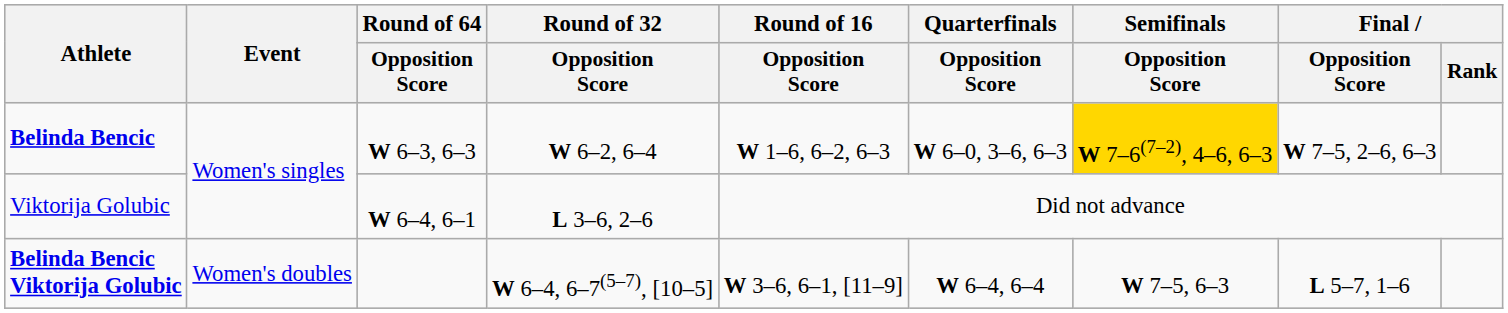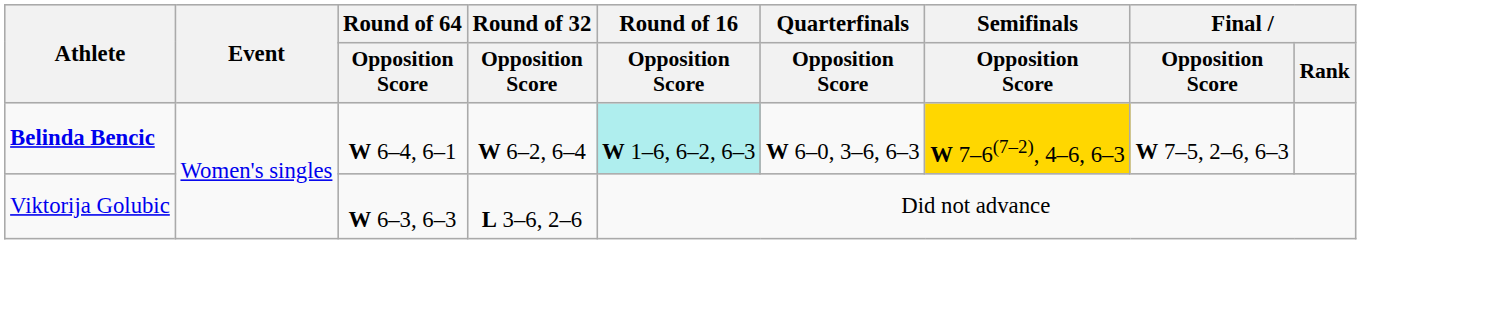(422, 151) W 6–3, 6–3 -> (402, 151) W 6–4, 6–1
(813, 151) no background -> (679, 151) paleturquoise background
(422, 219) W 6–4, 6–1 -> (402, 219) W 6–3, 6–3
- row: (96, 273)
